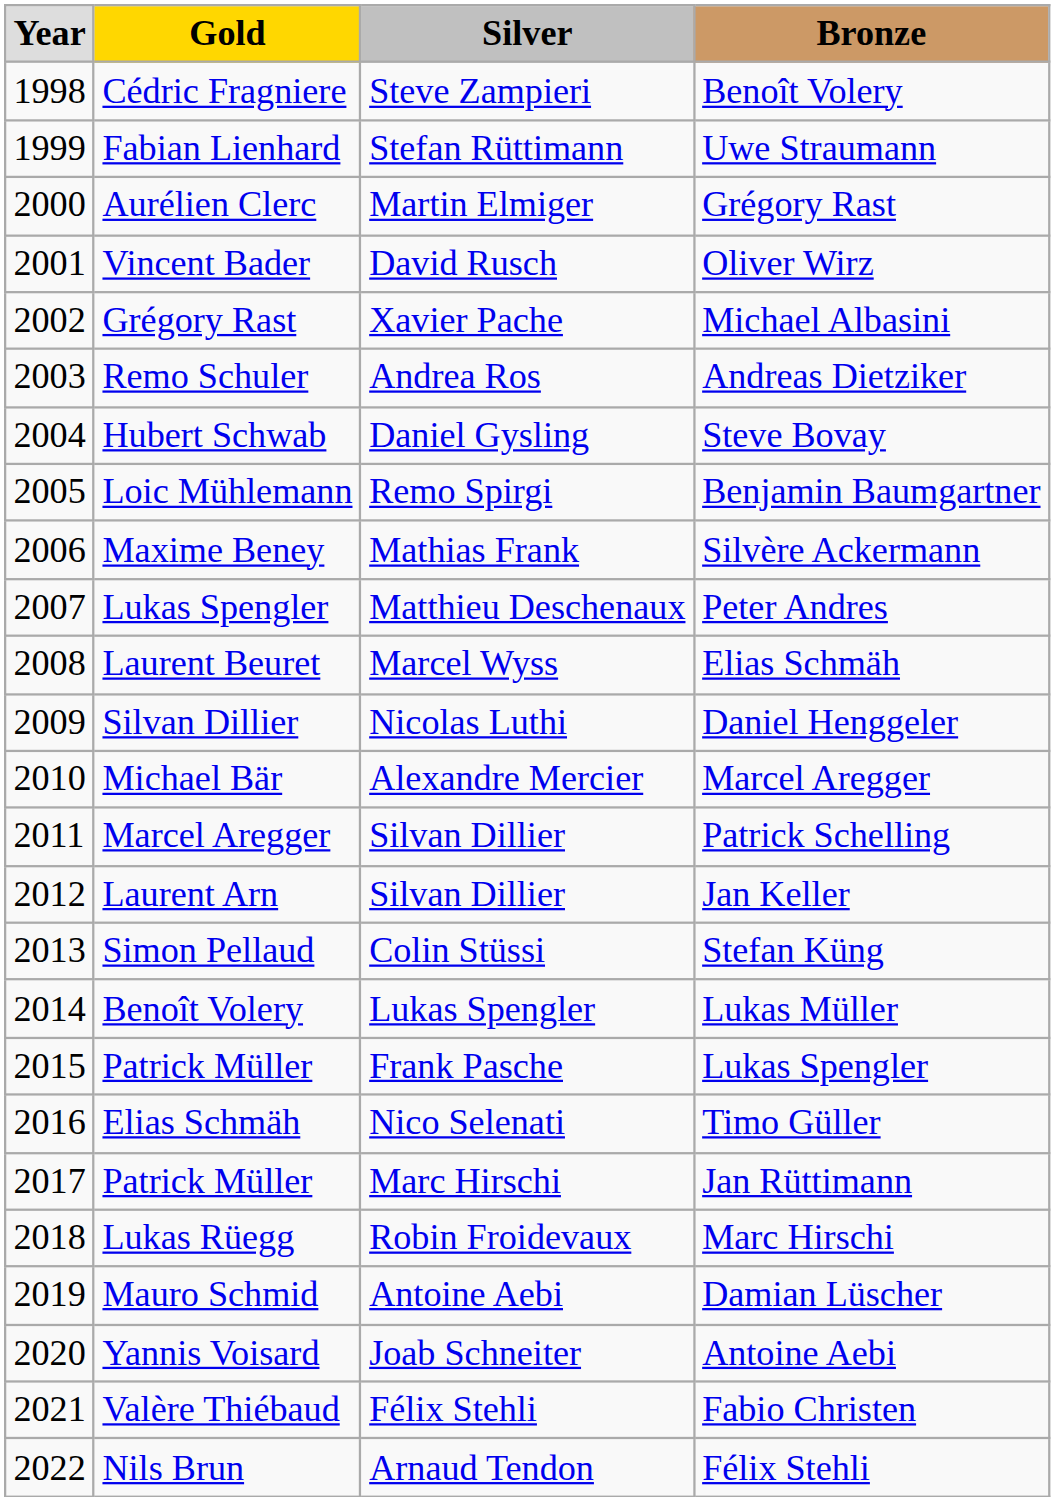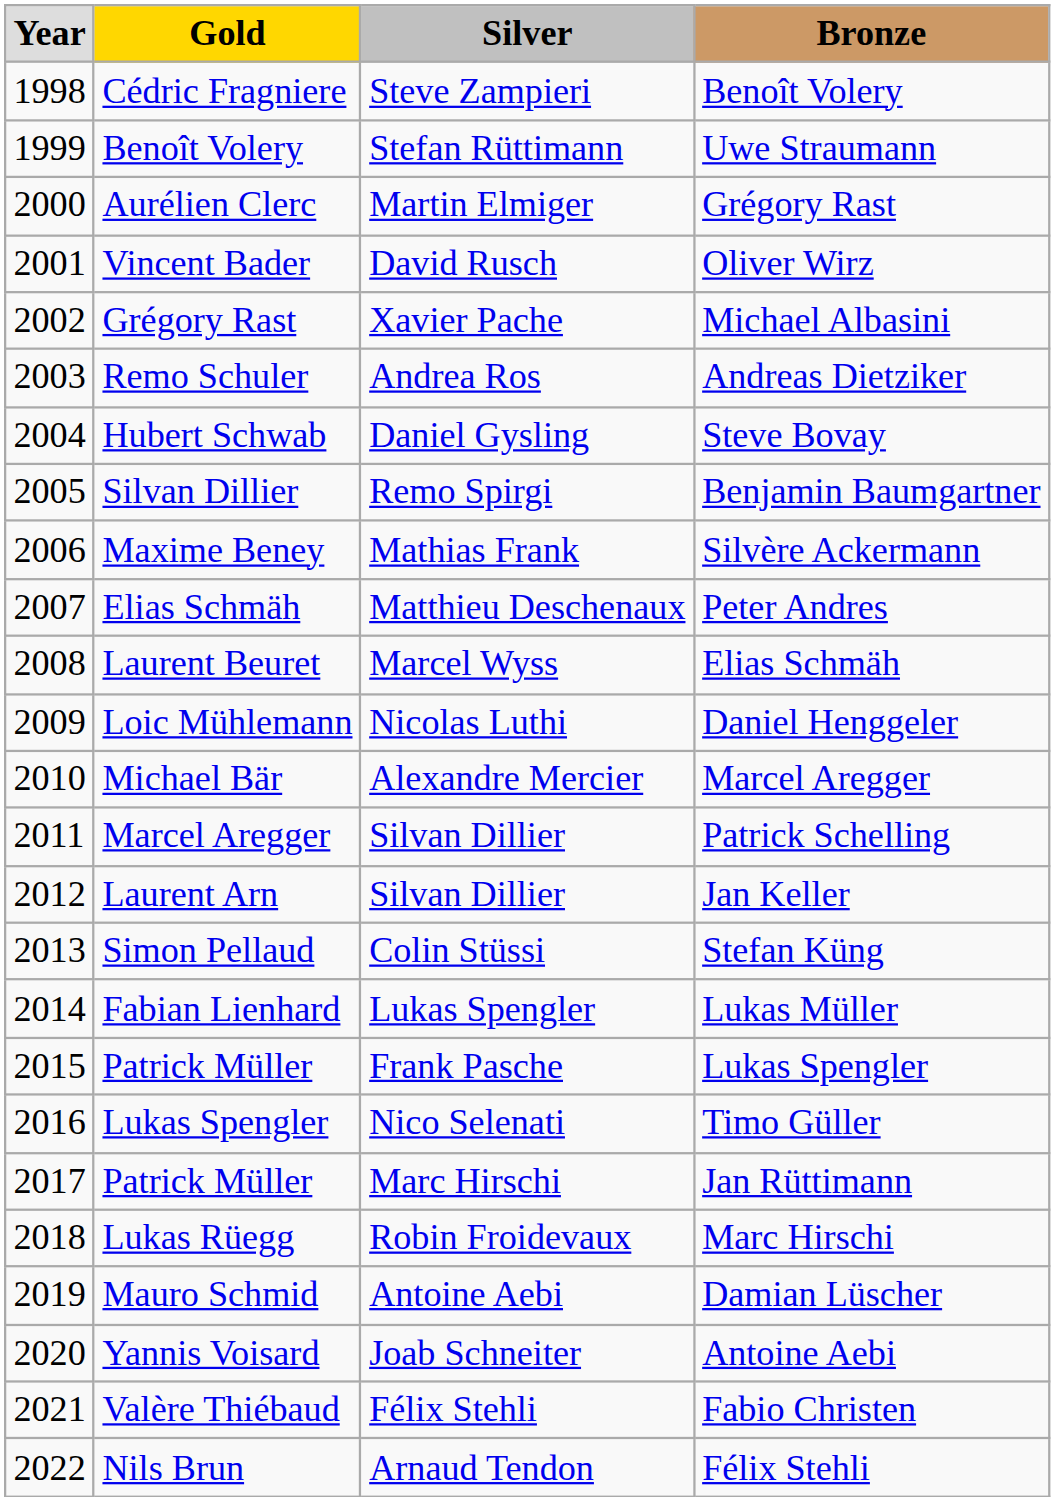(221, 147) Fabian Lienhard -> (203, 147) Benoît Volery
(227, 491) Loic Mühlemann -> (200, 491) Silvan Dillier
(215, 606) Lukas Spengler -> (201, 606) Elias Schmäh
(200, 721) Silvan Dillier -> (227, 721) Loic Mühlemann
(203, 1008) Benoît Volery -> (221, 1008) Fabian Lienhard
(201, 1122) Elias Schmäh -> (215, 1122) Lukas Spengler
